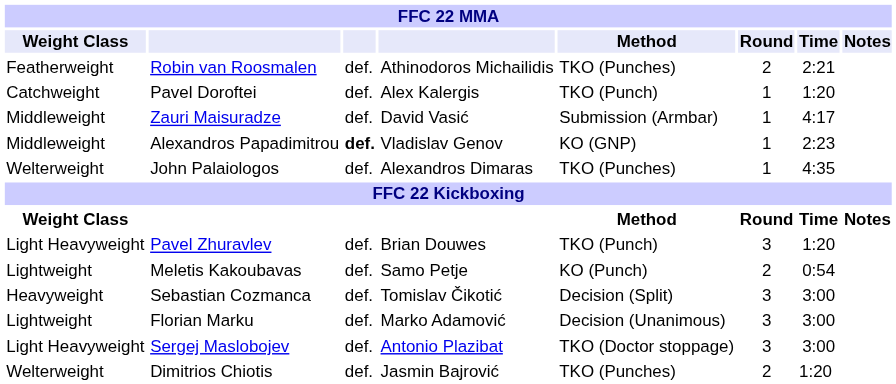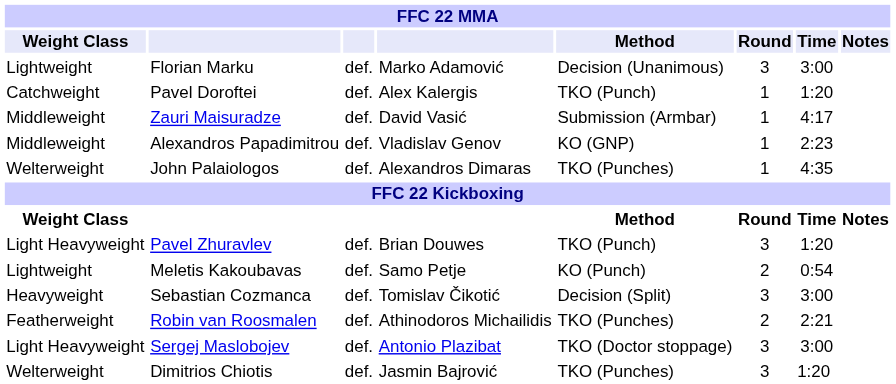rows swapped: (233, 67) <-> (202, 321)
(360, 143) bold -> (359, 143) normal
(767, 371) 2 -> (765, 371) 3
